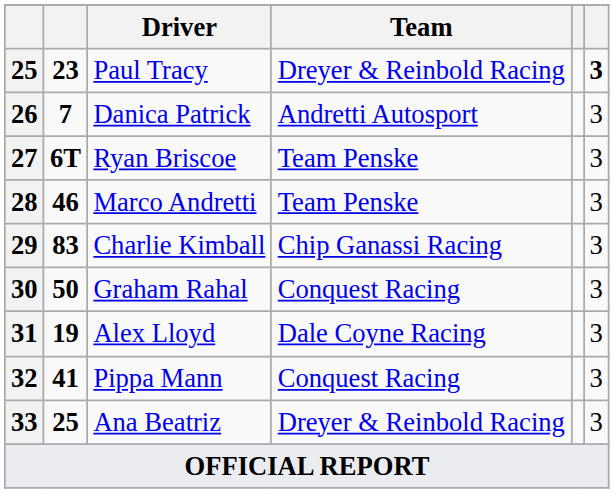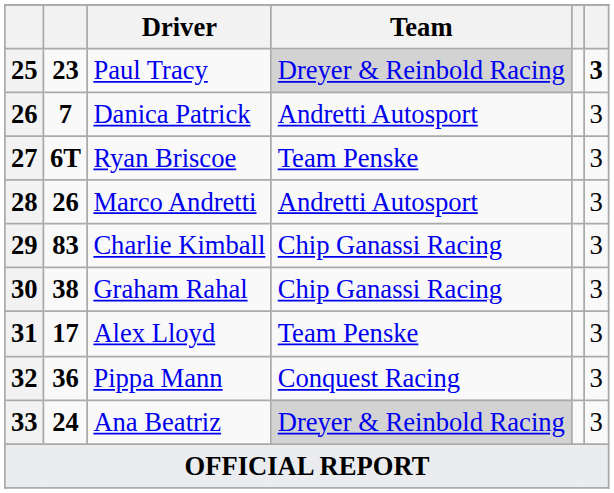(421, 70) no background -> (421, 70) lightgrey background
(65, 202) 46 -> (65, 202) 26
(348, 202) Team Penske -> (378, 202) Andretti Autosport
(65, 289) 50 -> (65, 289) 38
(369, 289) Conquest Racing -> (390, 289) Chip Ganassi Racing
(65, 333) 19 -> (65, 333) 17
(382, 333) Dale Coyne Racing -> (348, 333) Team Penske
(65, 377) 41 -> (65, 377) 36
(65, 421) 25 -> (65, 421) 24
(421, 421) no background -> (421, 421) lightgrey background
